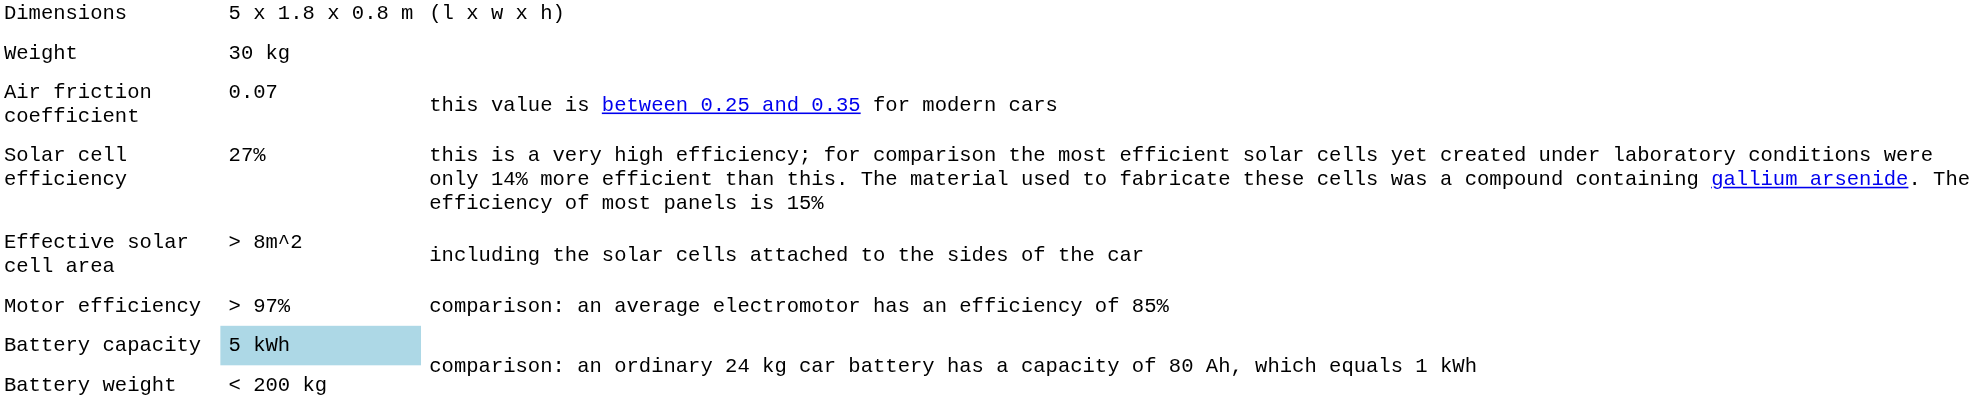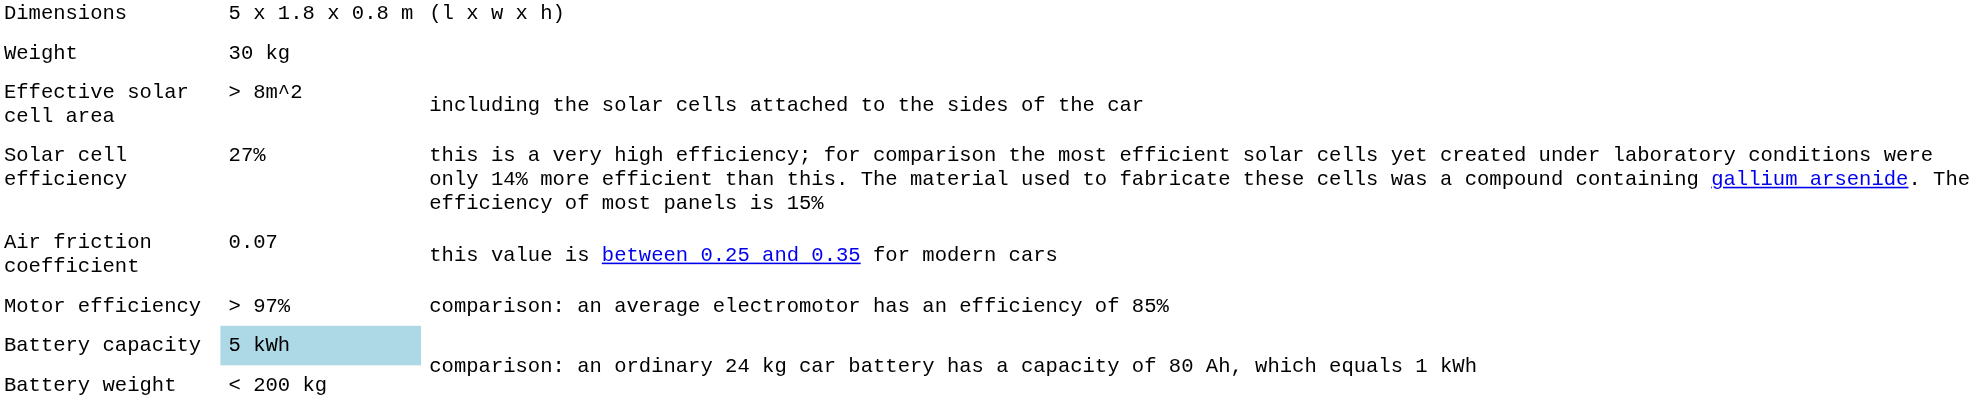rows swapped: (78, 105) <-> (96, 255)
